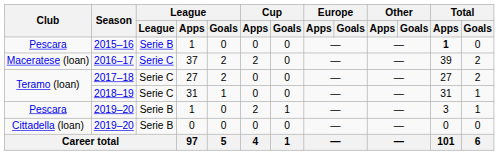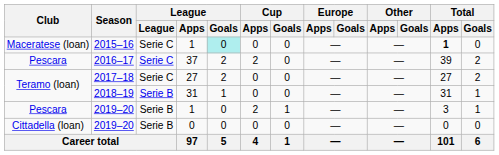(48, 45) Pescara -> (48, 45) Maceratese (loan)
(156, 45) Serie B -> (156, 45) Serie C
(224, 45) no background -> (224, 45) paleturquoise background
(48, 61) Maceratese (loan) -> (48, 61) Pescara
(156, 93) Serie C -> (156, 93) Serie B
